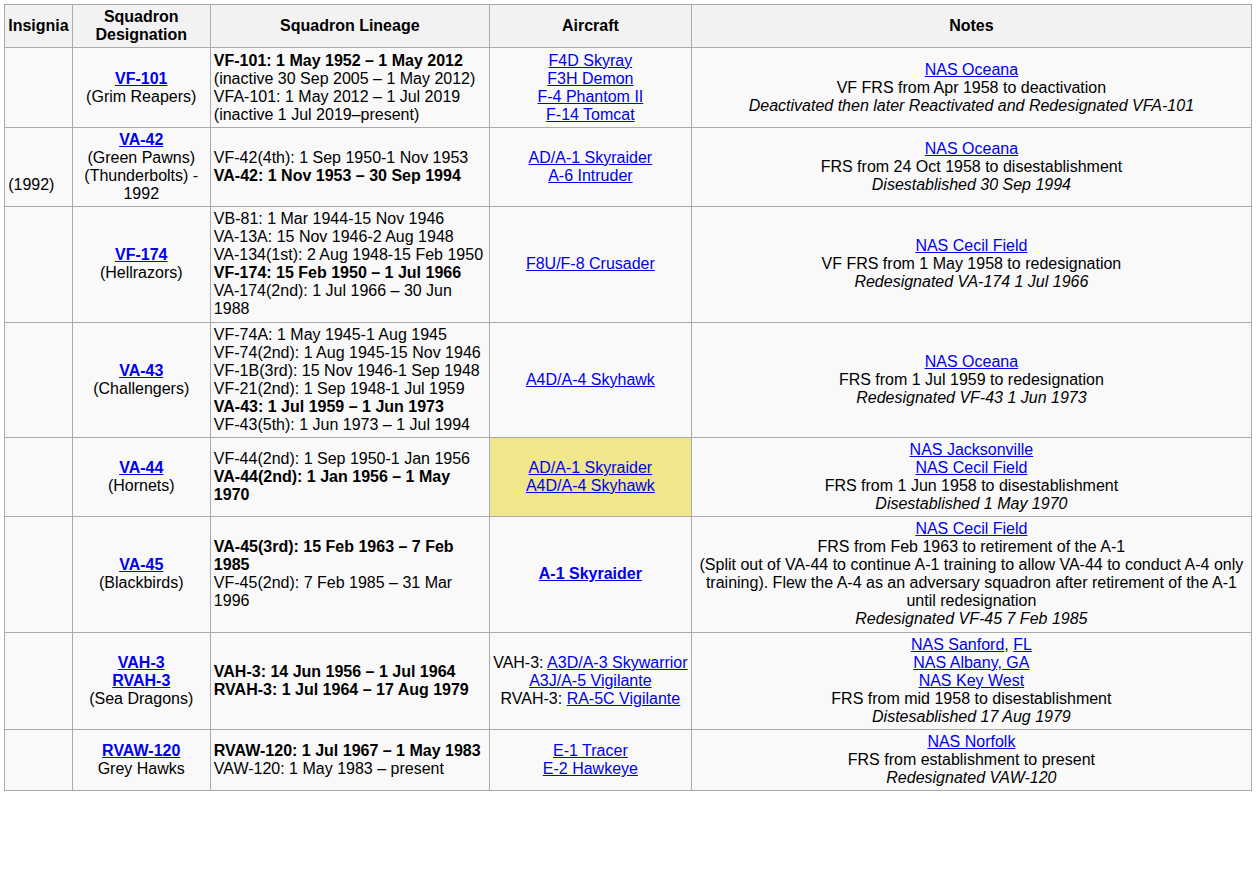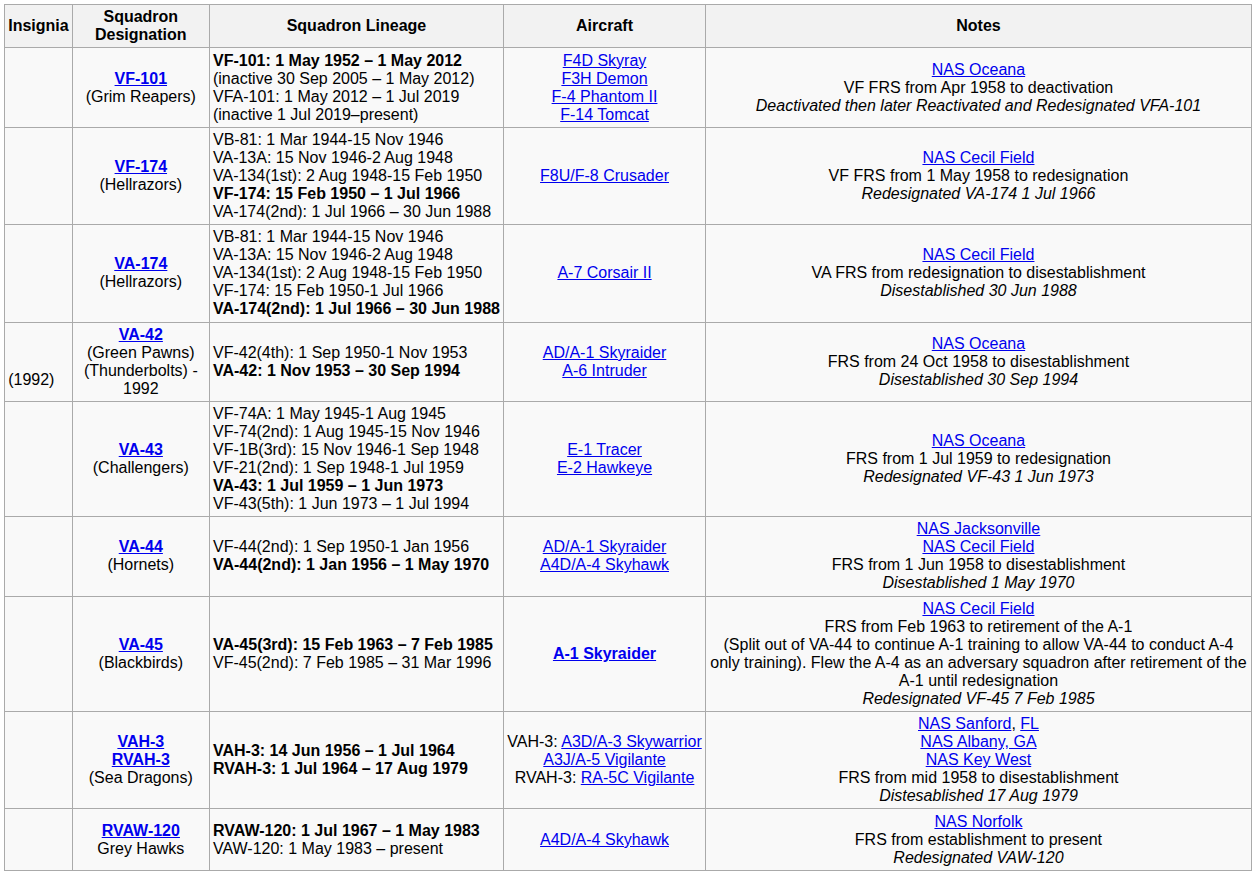rows swapped: (141, 264) <-> (141, 166)
+ row: (141, 273)
(590, 379) A4D/A-4 Skyhawk -> (605, 459) E-1 Tracer E-2 Hawkeye
(590, 477) khaki background -> (605, 556) no background
(590, 760) E-1 Tracer E-2 Hawkeye -> (605, 839) A4D/A-4 Skyhawk
